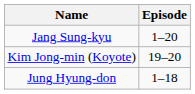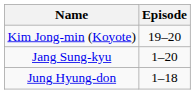rows swapped: (72, 36) <-> (72, 57)
